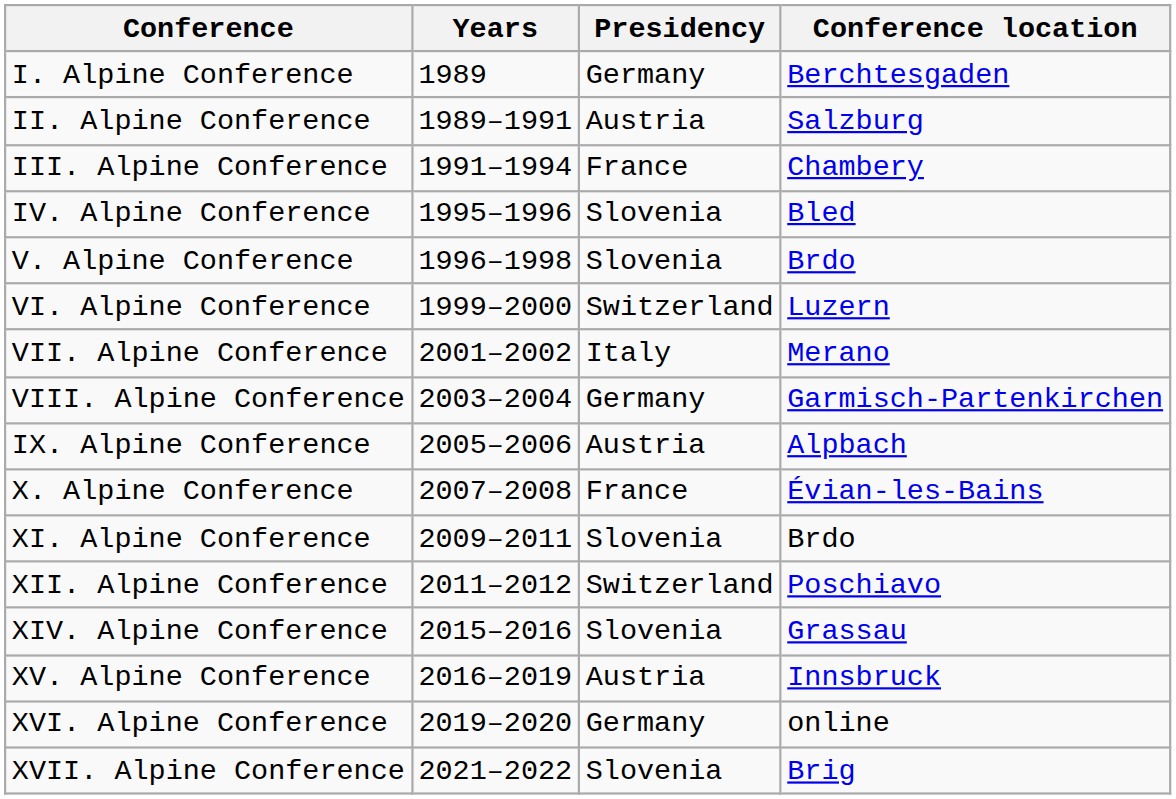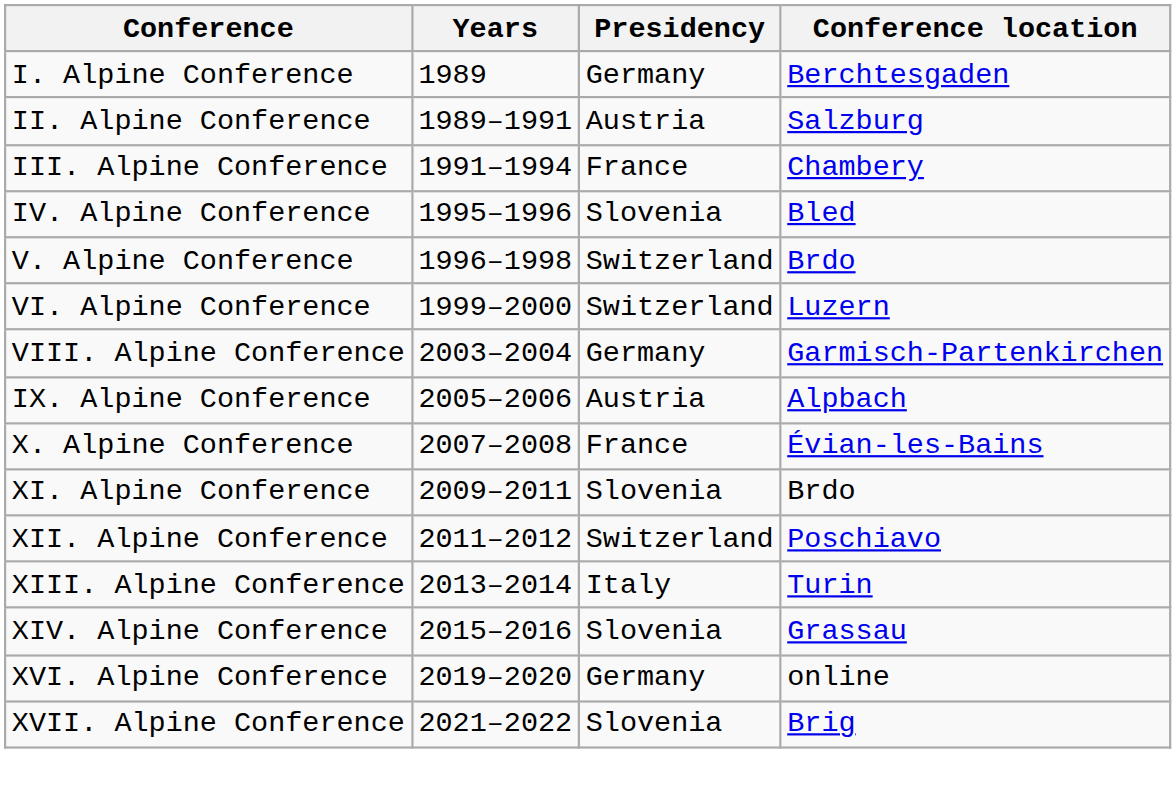(654, 260) Slovenia -> (680, 260) Switzerland
- row: (200, 353)
+ row: (208, 585)
- row: (191, 678)
